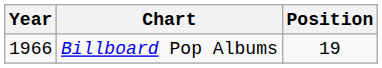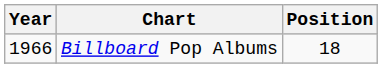(330, 49) 19 -> (330, 49) 18
